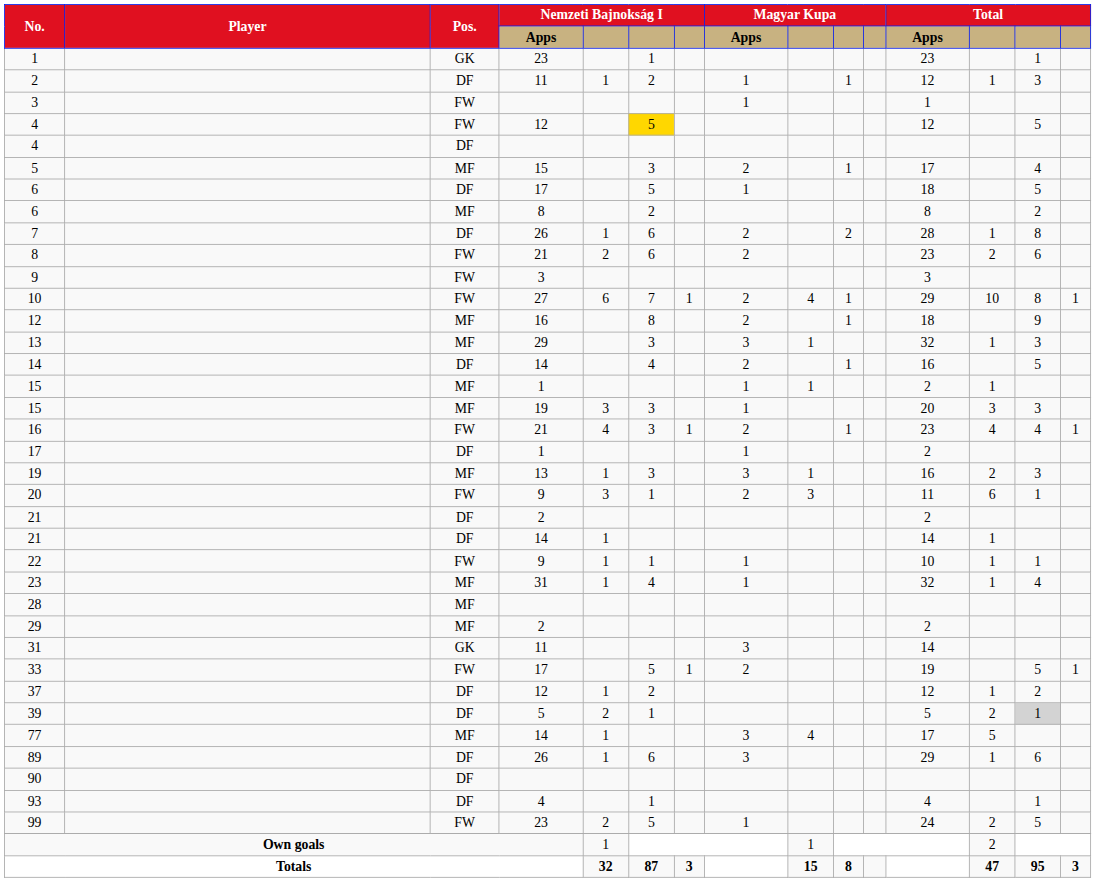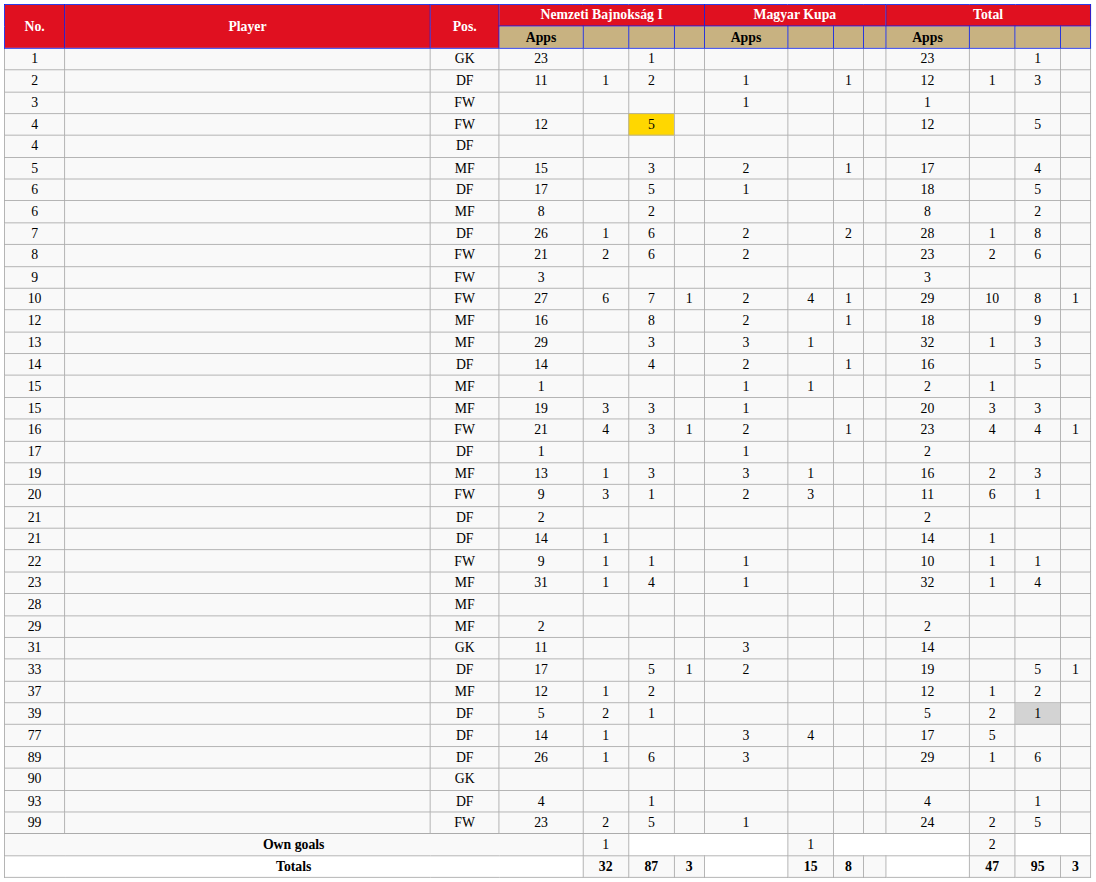(465, 670) FW -> (465, 670) DF
(465, 691) DF -> (465, 691) MF
(465, 735) MF -> (465, 735) DF
(465, 779) DF -> (465, 779) GK
